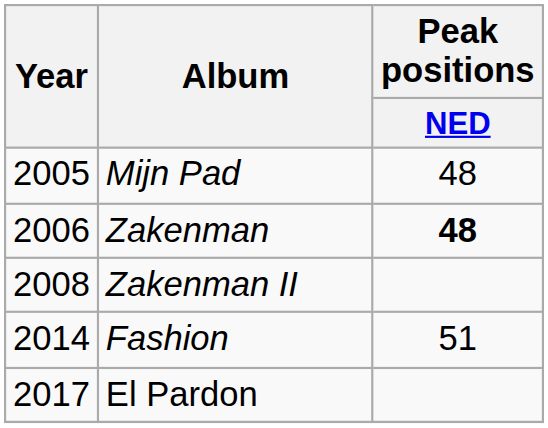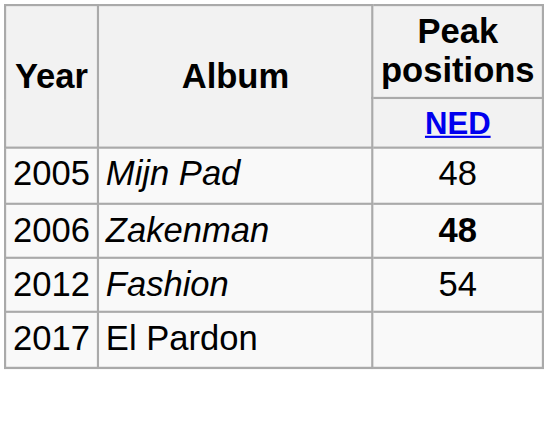- row: (202, 284)
(51, 339) 2014 -> (51, 284) 2012
(458, 339) 51 -> (458, 284) 54
